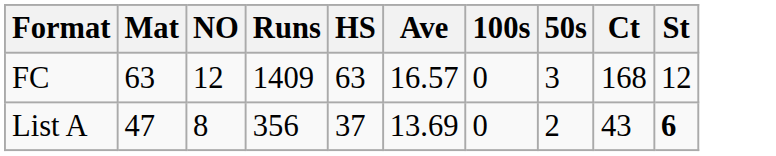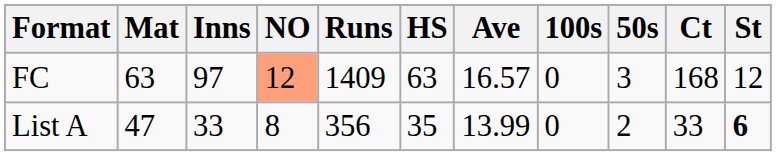+ column: (222, 28)
(208, 77) no background -> (280, 77) lightsalmon background
(350, 125) 37 -> (422, 125) 35
(424, 125) 13.69 -> (496, 125) 13.99
(616, 125) 43 -> (688, 125) 33
